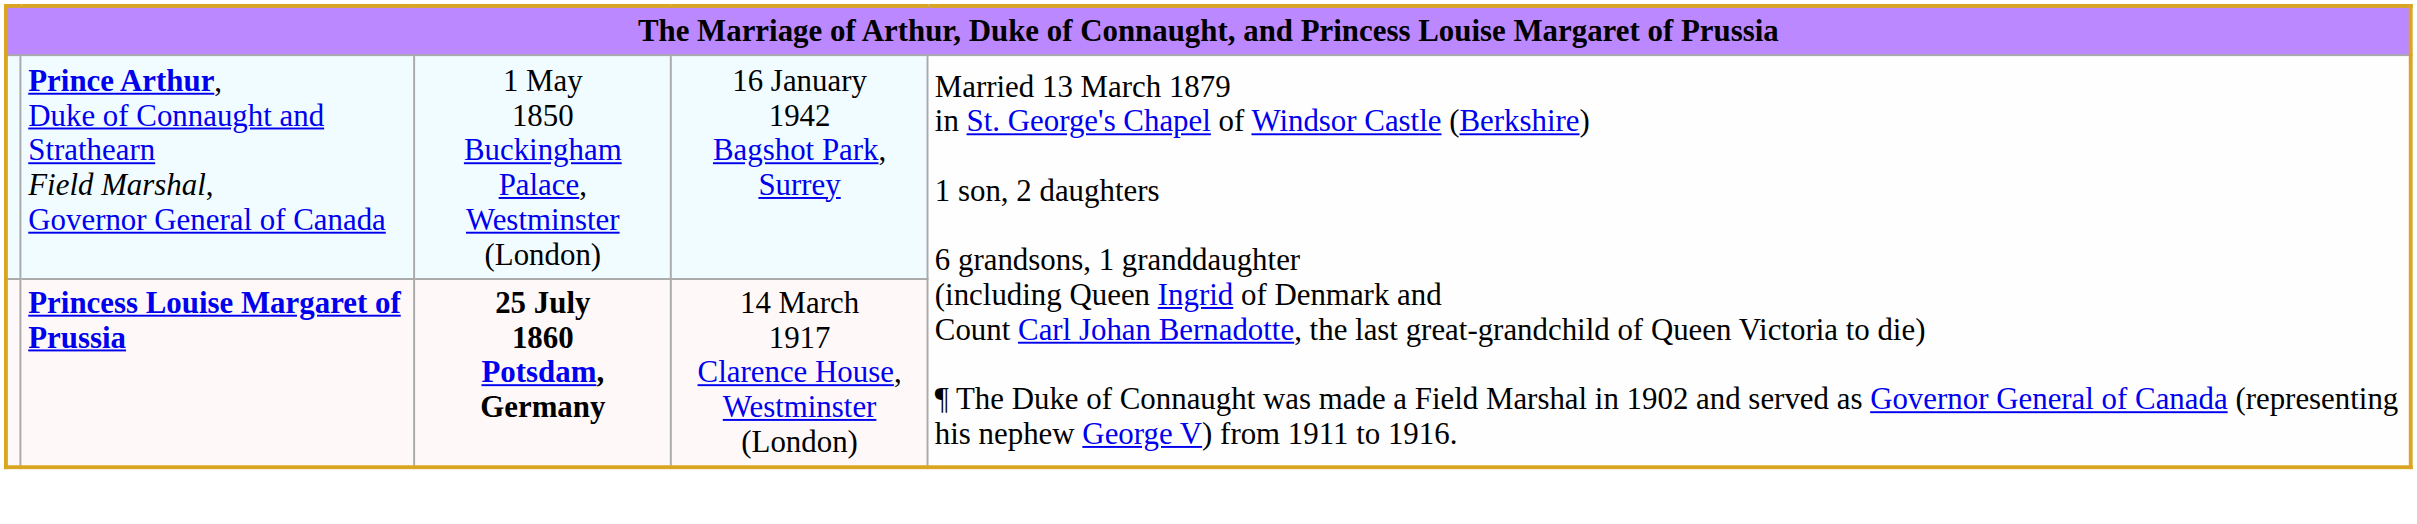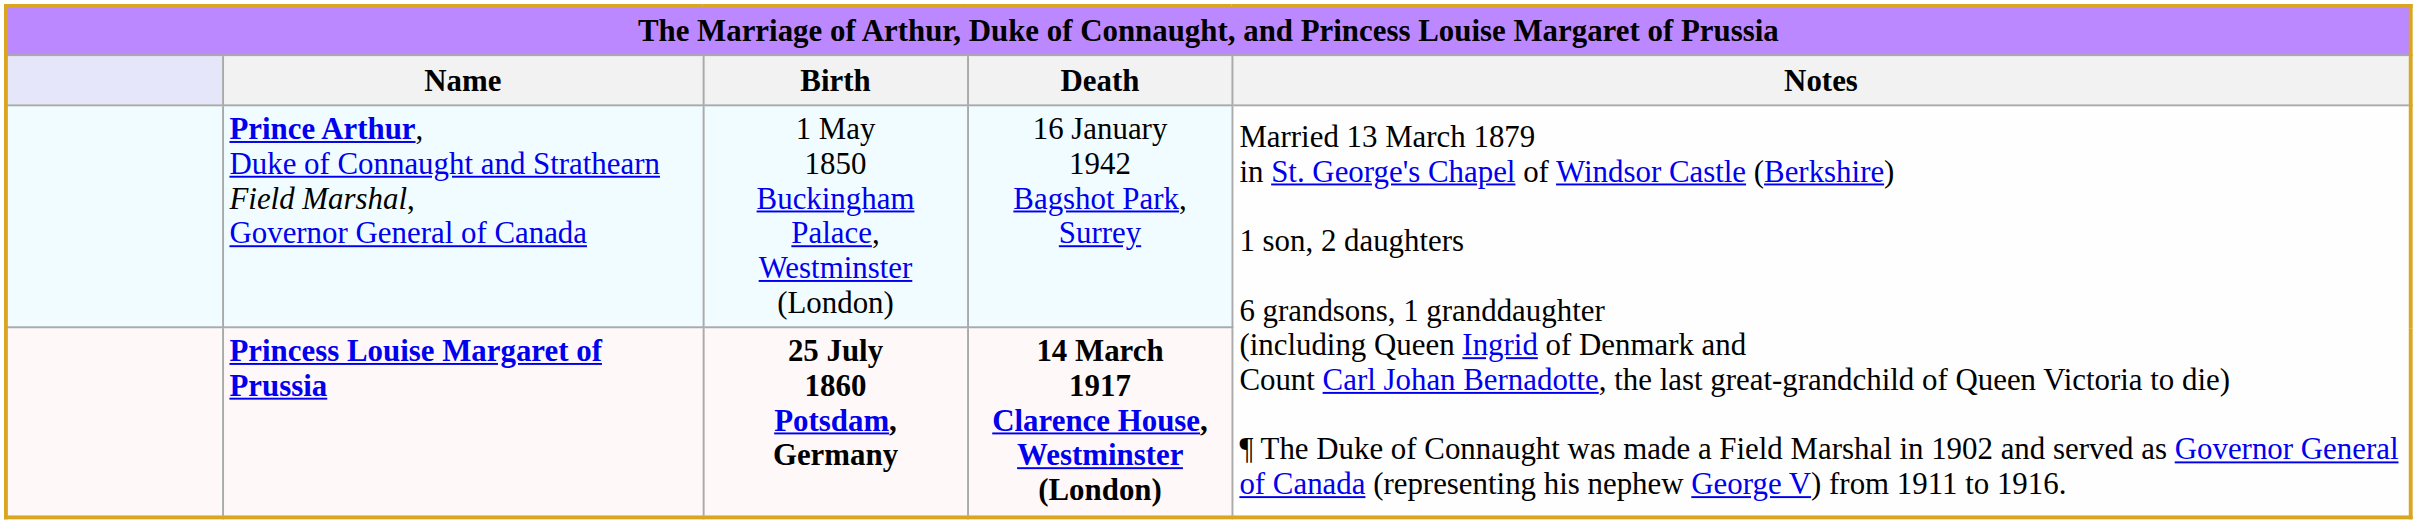+ row: (463, 79)
(800, 372) normal -> (1100, 421) bold
